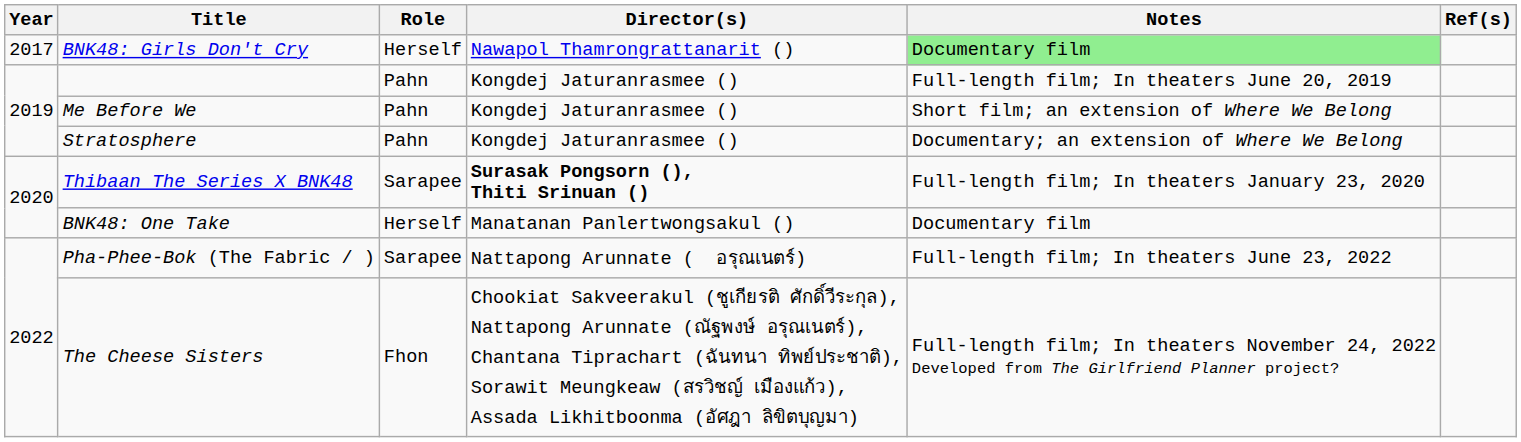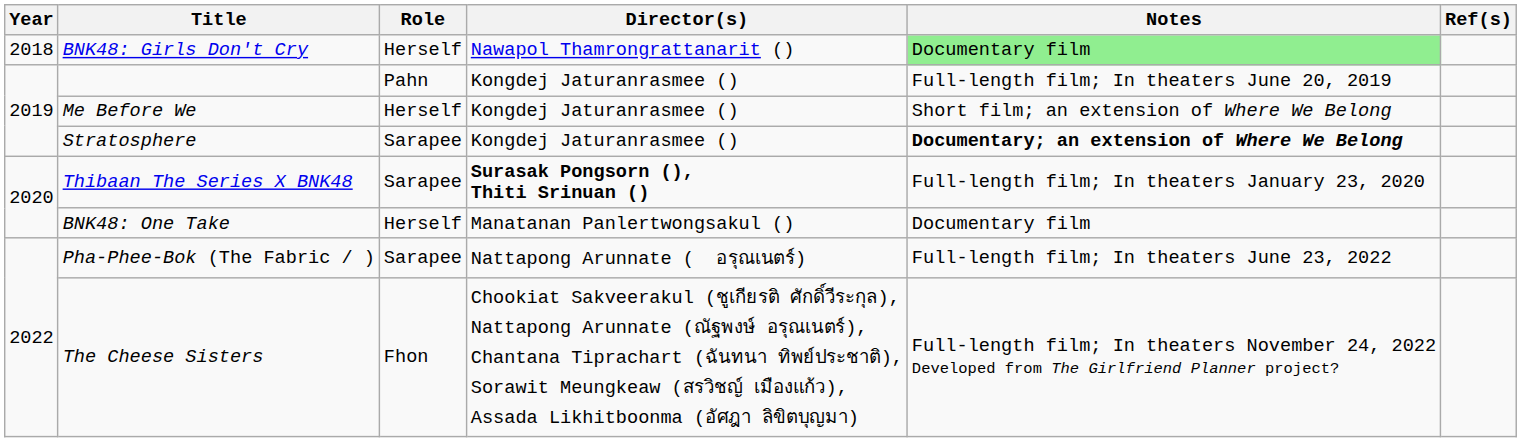(31, 50) 2017 -> (31, 50) 2018
(406, 111) Pahn -> (423, 111) Herself
(406, 141) Pahn -> (423, 141) Sarapee
(1157, 141) normal -> (1157, 141) bold
